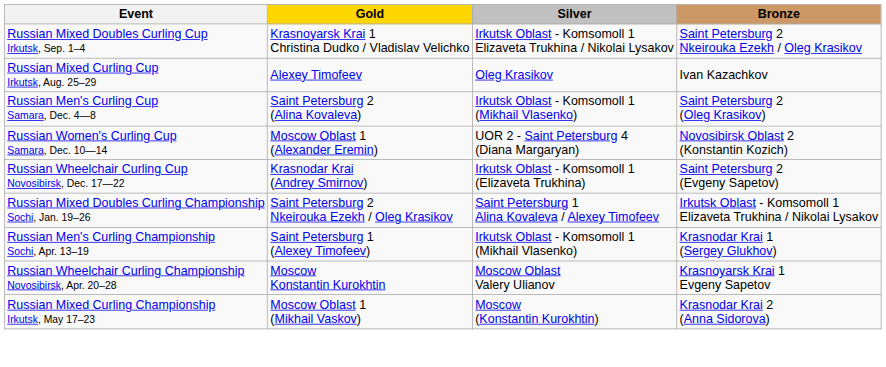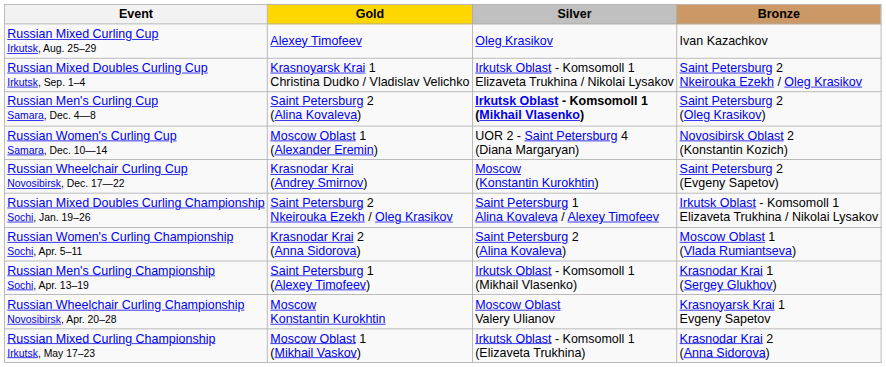rows swapped: (83, 75) <-> (108, 41)
(555, 108) normal -> (562, 108) bold
(555, 176) Irkutsk Oblast - Komsomoll 1 (Elizaveta Trukhina) -> (537, 176) Moscow (Konstantin Kurokhtin)
+ row: (120, 244)
(537, 311) Moscow (Konstantin Kurokhtin) -> (555, 345) Irkutsk Oblast - Komsomoll 1 (Elizaveta Trukhina)
